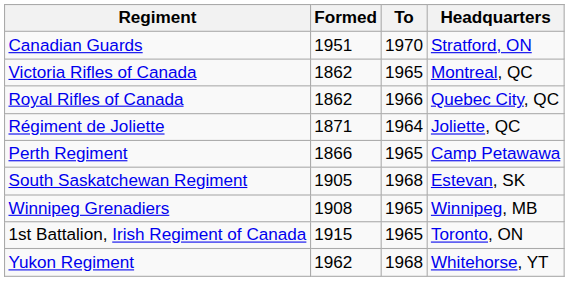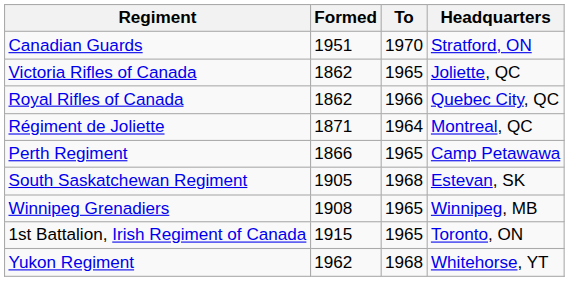(482, 72) Montreal, QC -> (476, 72) Joliette, QC
(476, 126) Joliette, QC -> (482, 126) Montreal, QC
